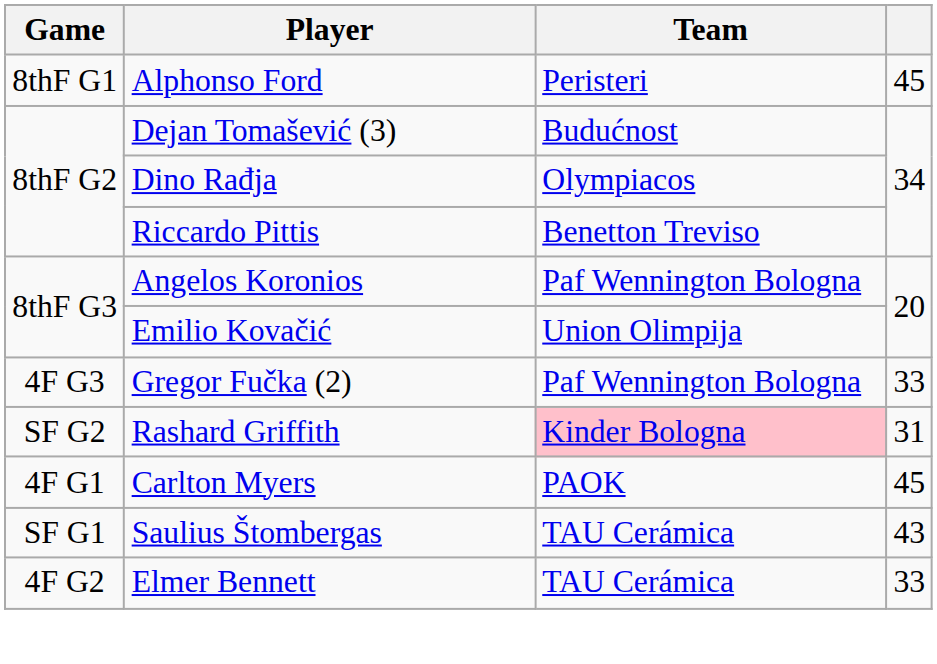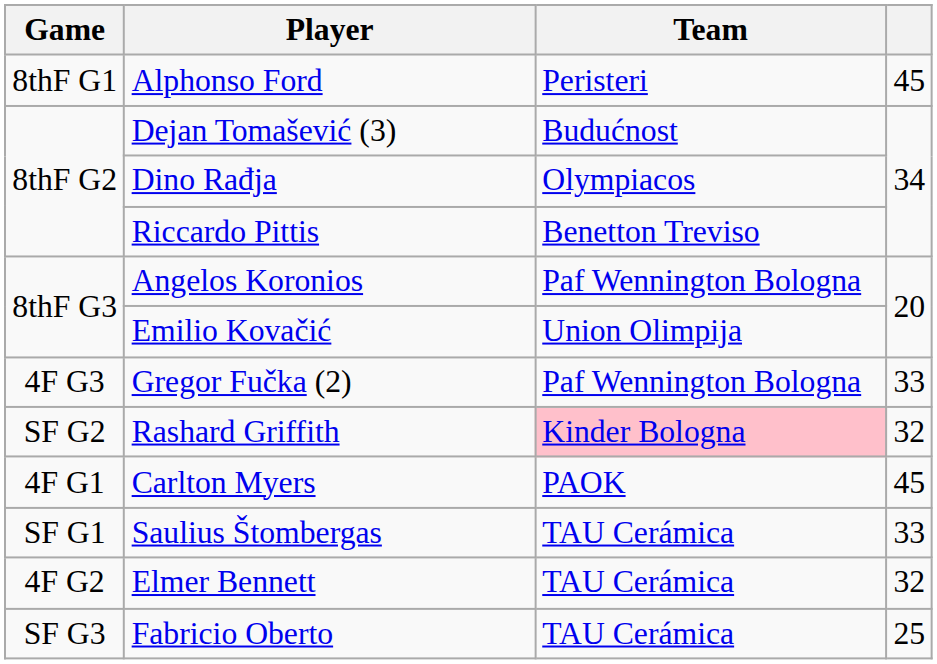(909, 431) 31 -> (909, 431) 32
(909, 532) 43 -> (909, 532) 33
(909, 582) 33 -> (909, 582) 32
+ row: (232, 632)
